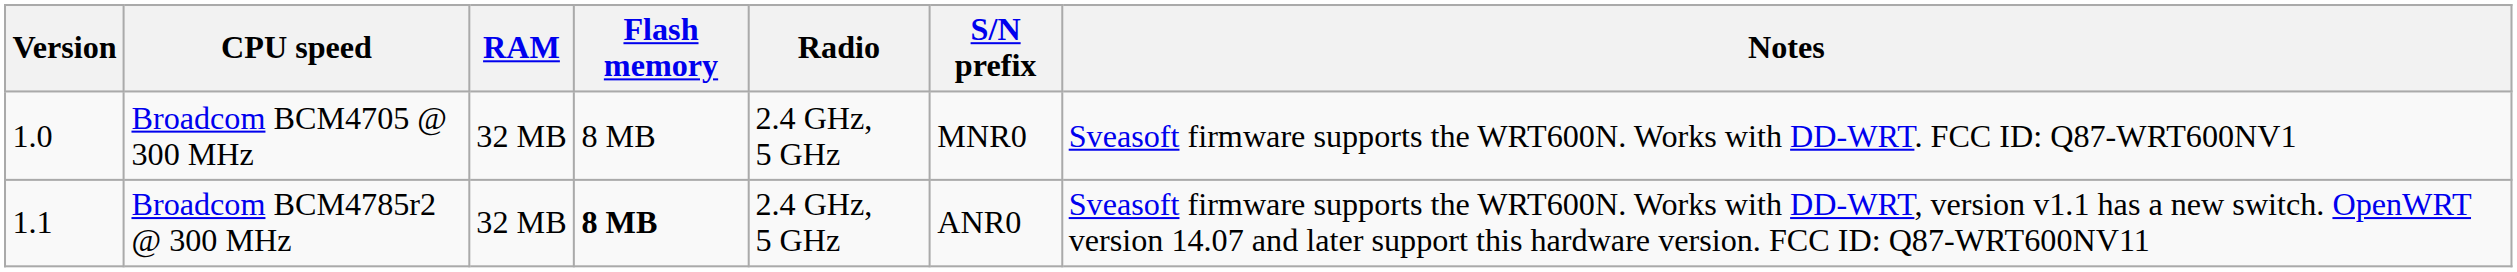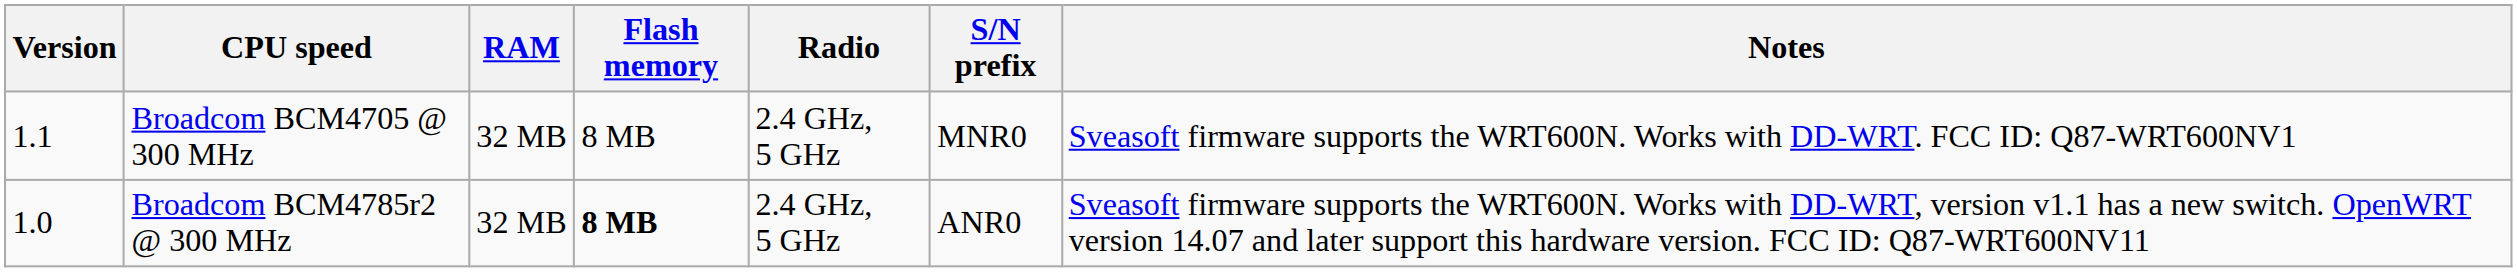(33, 135) 1.0 -> (33, 135) 1.1
(33, 222) 1.1 -> (33, 222) 1.0
